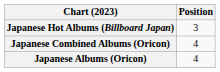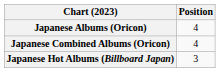rows swapped: (90, 59) <-> (90, 28)
